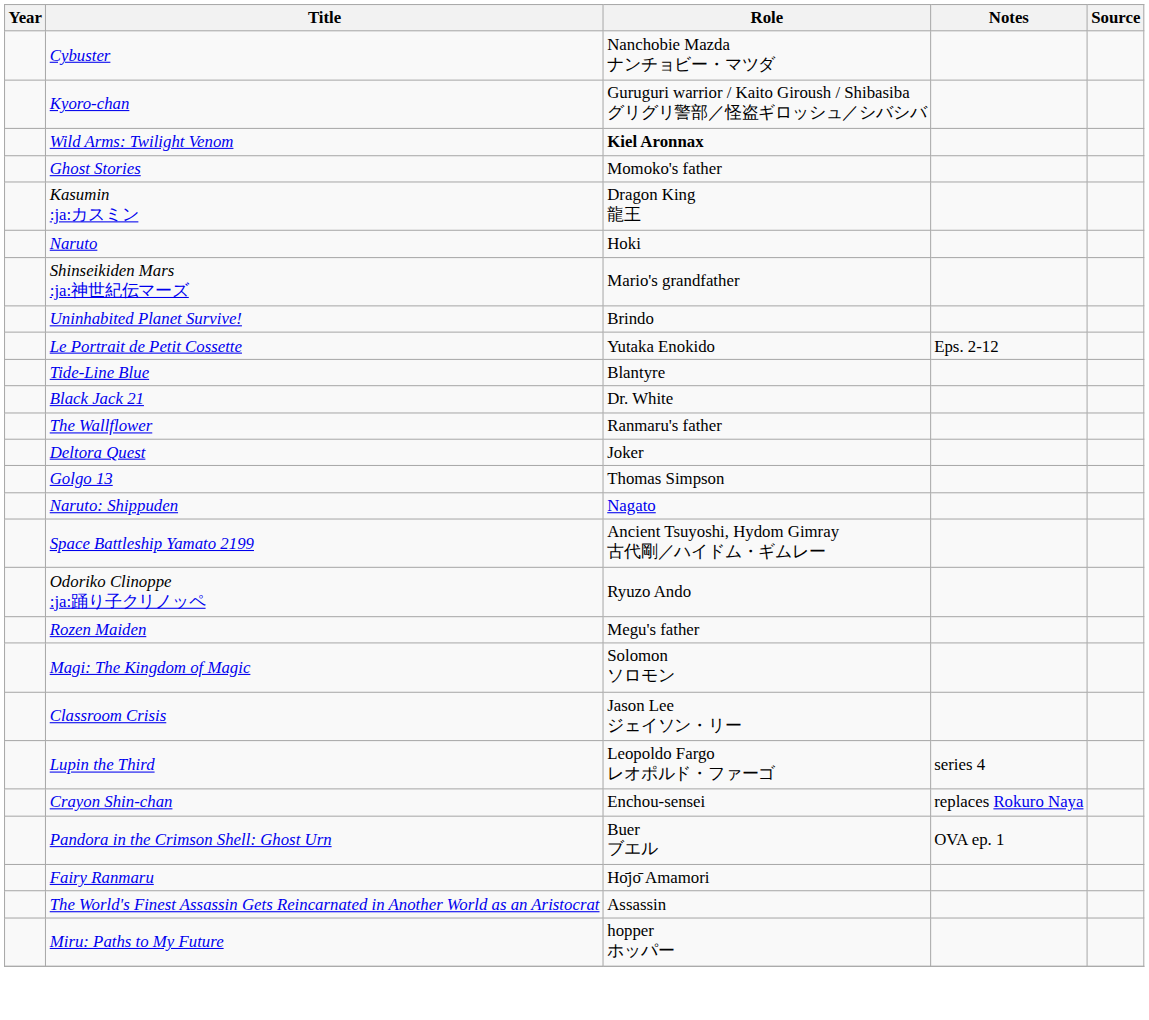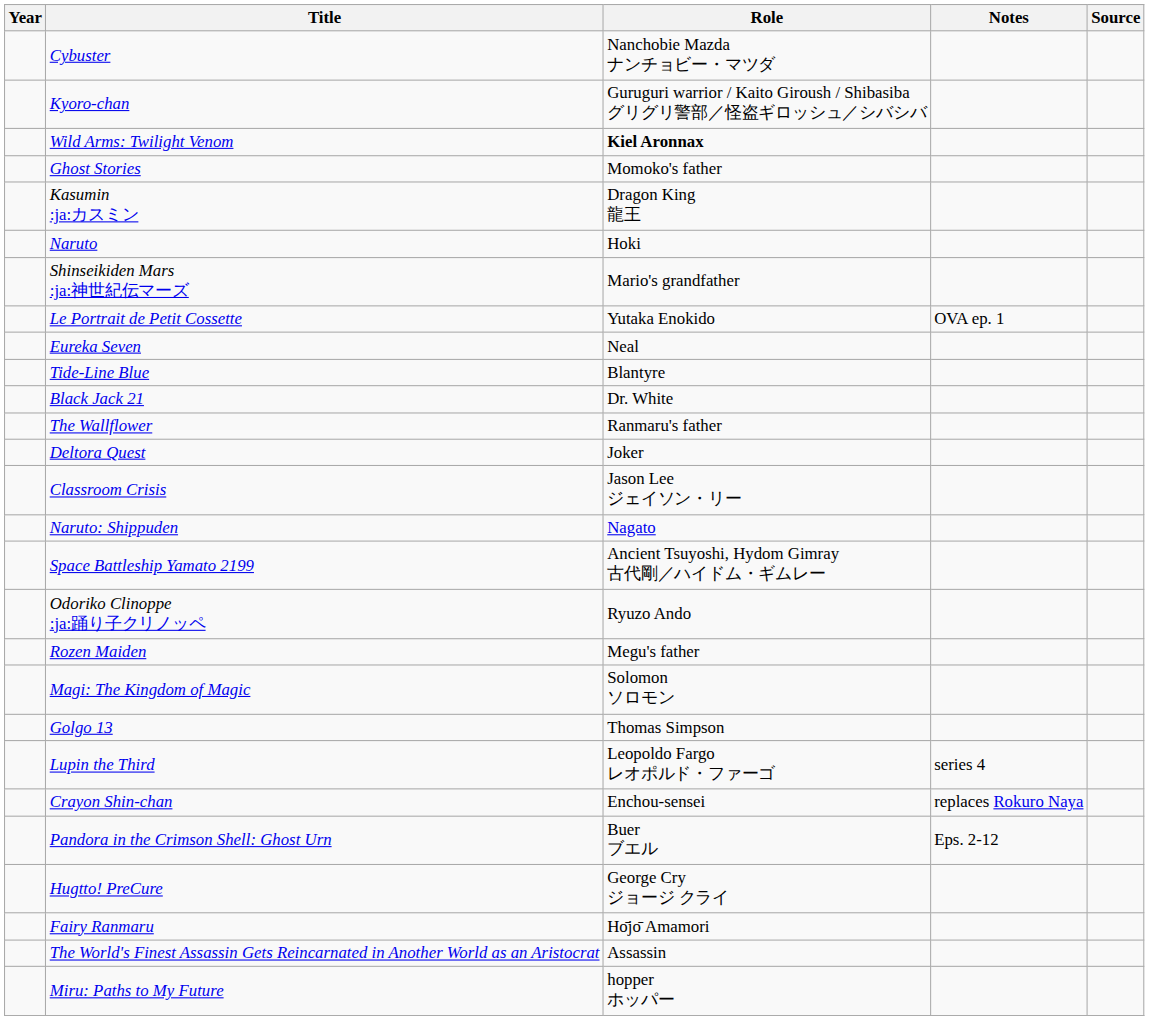- row: (146, 319)
(966, 345) Eps. 2-12 -> (969, 319) OVA ep. 1
+ row: (95, 345)
rows swapped: (81, 479) <-> (108, 716)
(969, 840) OVA ep. 1 -> (966, 840) Eps. 2-12
+ row: (106, 888)
